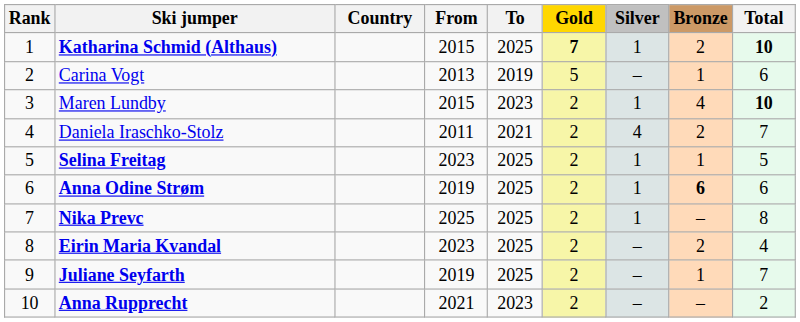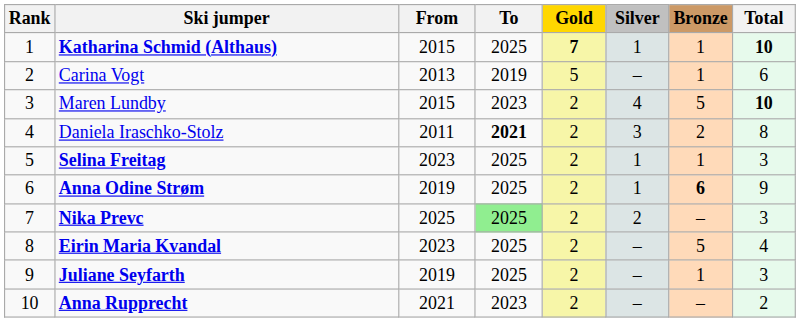- column: (380, 18)
(701, 47) 2 -> (701, 47) 1
(637, 103) 1 -> (637, 103) 4
(701, 103) 4 -> (701, 103) 5
(515, 132) normal -> (509, 132) bold
(637, 132) 4 -> (637, 132) 3
(764, 132) 7 -> (764, 132) 8
(764, 160) 5 -> (764, 160) 3
(764, 189) 6 -> (764, 189) 9
(515, 217) no background -> (509, 217) lightgreen background
(637, 217) 1 -> (637, 217) 2
(764, 217) 8 -> (764, 217) 3
(701, 246) 2 -> (701, 246) 5
(764, 274) 7 -> (764, 274) 3
